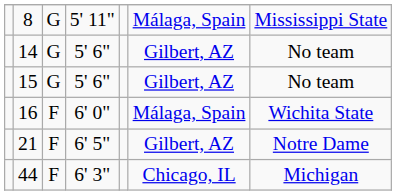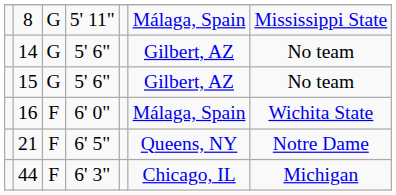(189, 143) Gilbert, AZ -> (189, 143) Queens, NY
